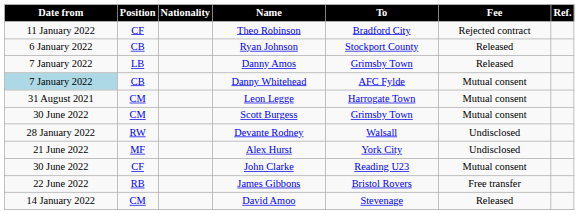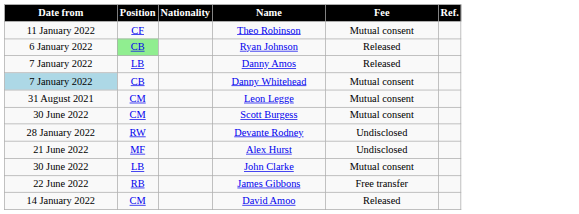- column: (382, 13)
(495, 30) Rejected contract -> (382, 30) Mutual consent
(138, 47) no background -> (138, 47) lightgreen background
(138, 167) CF -> (138, 167) LB
